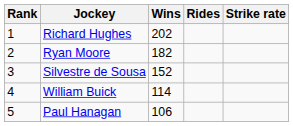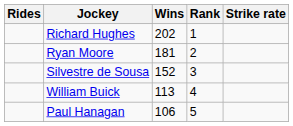columns swapped: (22, 14) <-> (203, 14)
(162, 53) 182 -> (165, 53) 181
(161, 92) 114 -> (165, 92) 113
